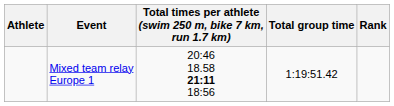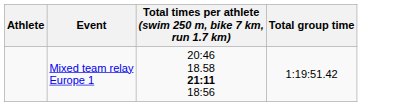- column: (373, 25)
